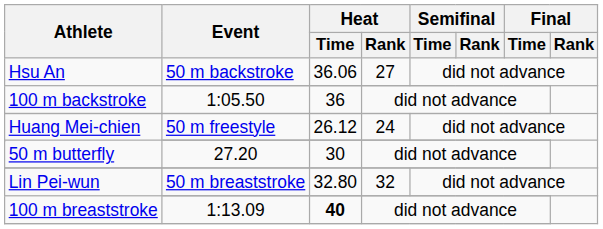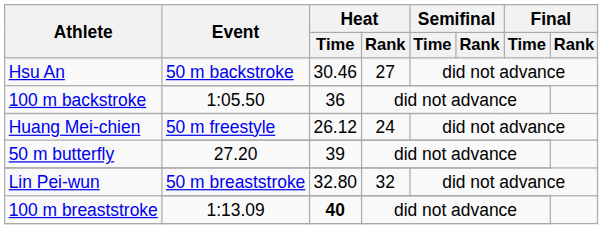(335, 72) 36.06 -> (335, 72) 30.46
(335, 155) 30 -> (335, 155) 39
